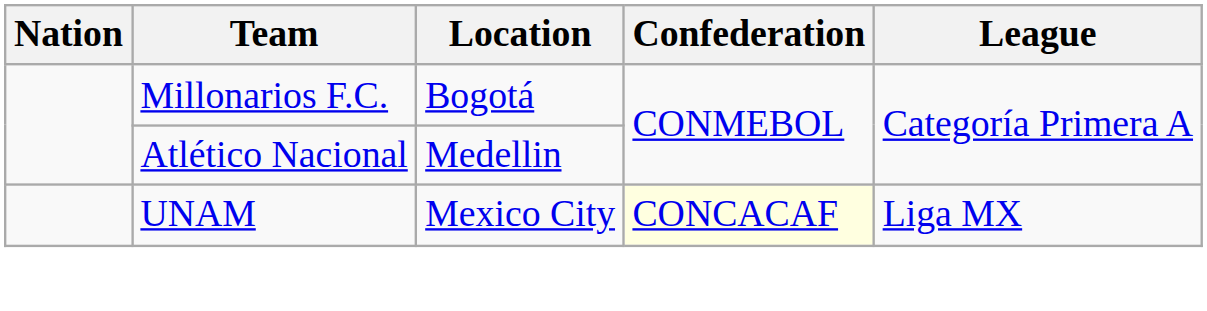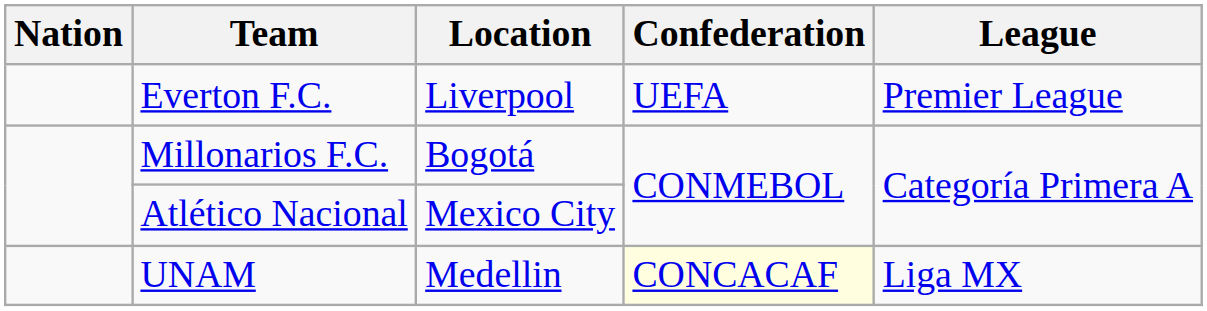+ row: (236, 94)
(493, 154) Medellin -> (520, 214) Mexico City
(520, 214) Mexico City -> (493, 273) Medellin
